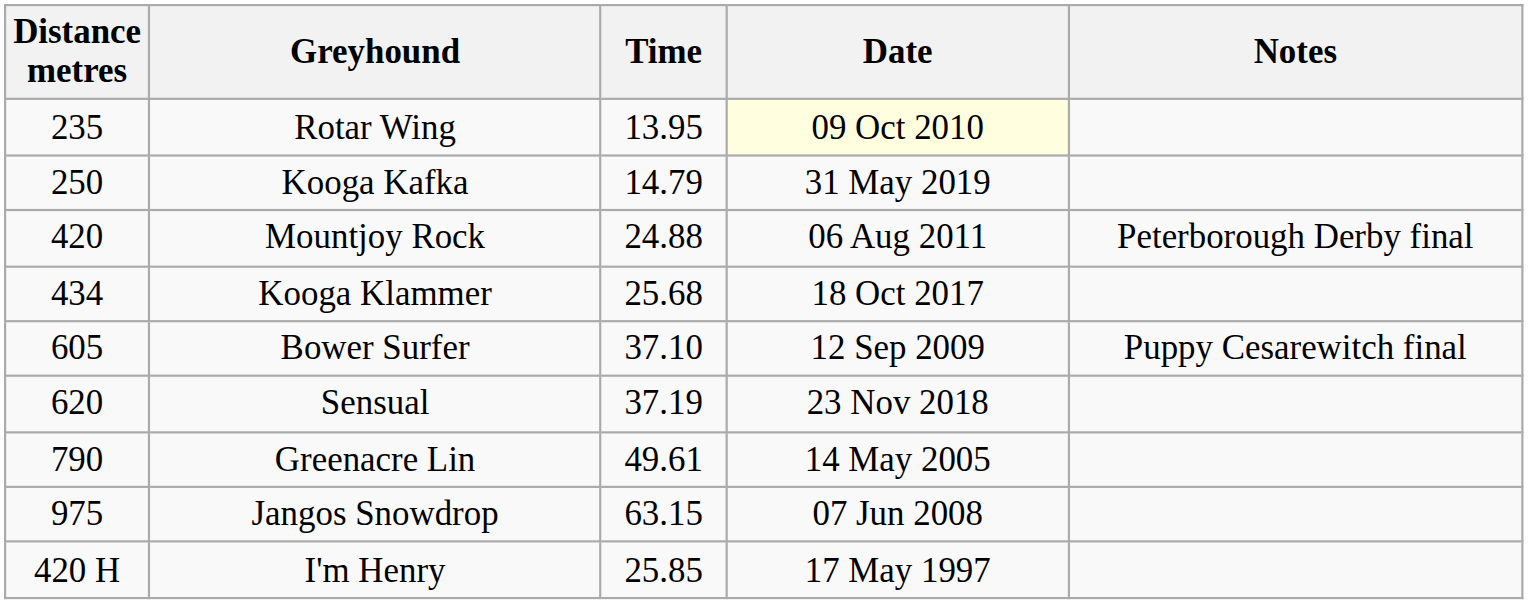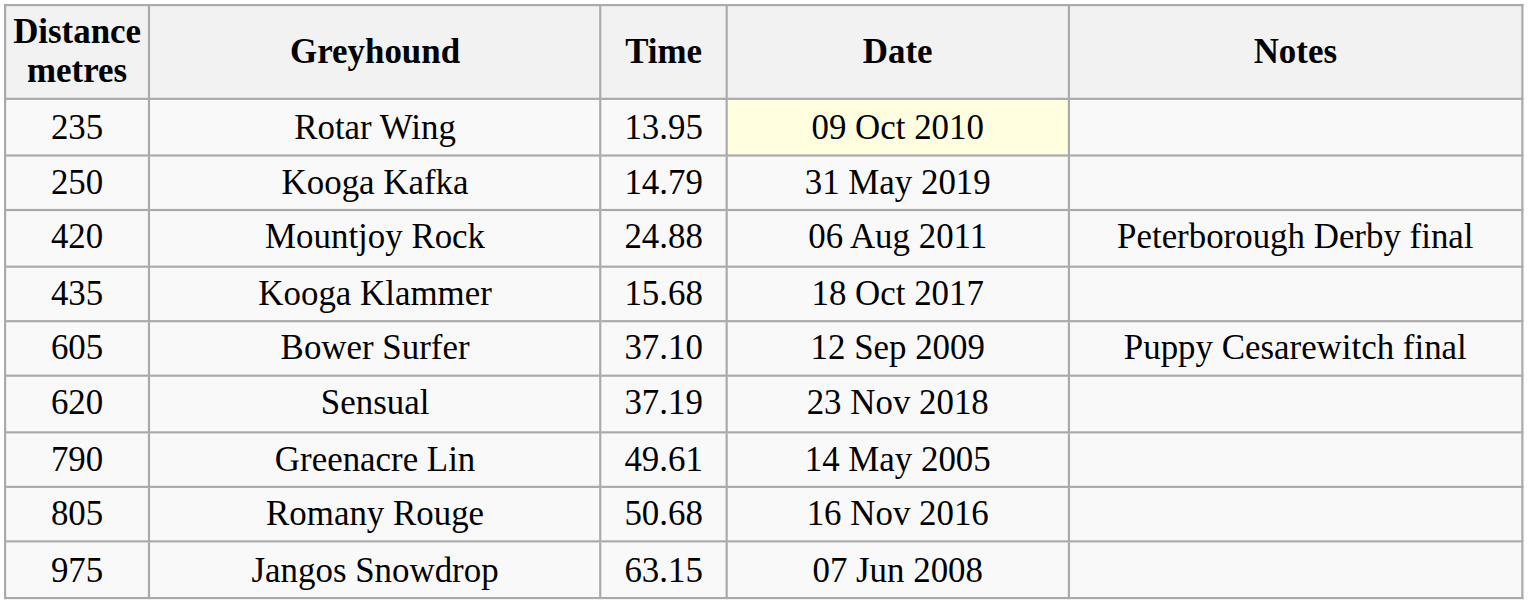(77, 292) 434 -> (77, 292) 435
(664, 292) 25.68 -> (664, 292) 15.68
+ row: (375, 513)
- row: (375, 569)
